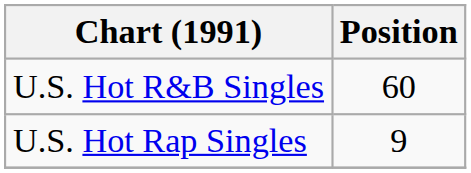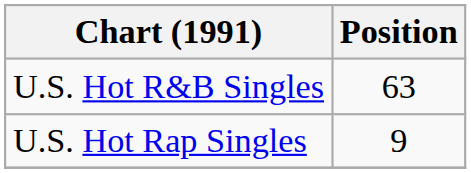(399, 85) 60 -> (399, 85) 63
